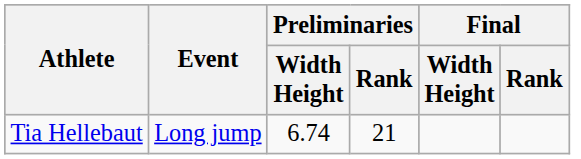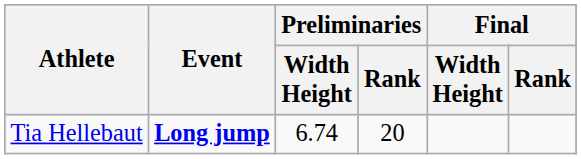(208, 133) normal -> (212, 133) bold
(384, 133) 21 -> (392, 133) 20
